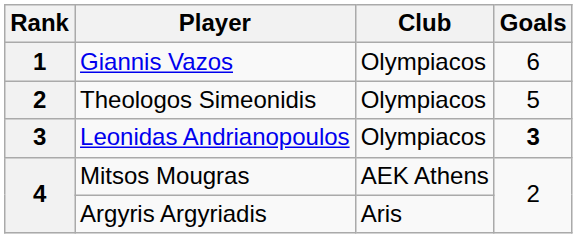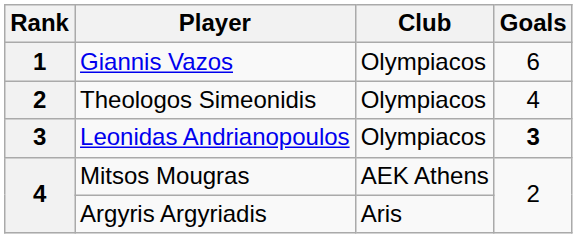(533, 99) 5 -> (533, 99) 4
